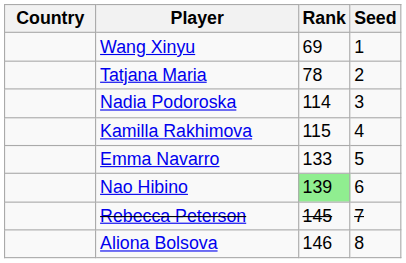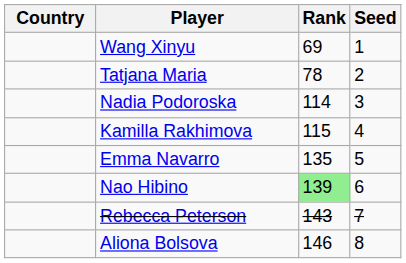(317, 159) 133 -> (317, 159) 135
(317, 215) 145 -> (317, 215) 143
